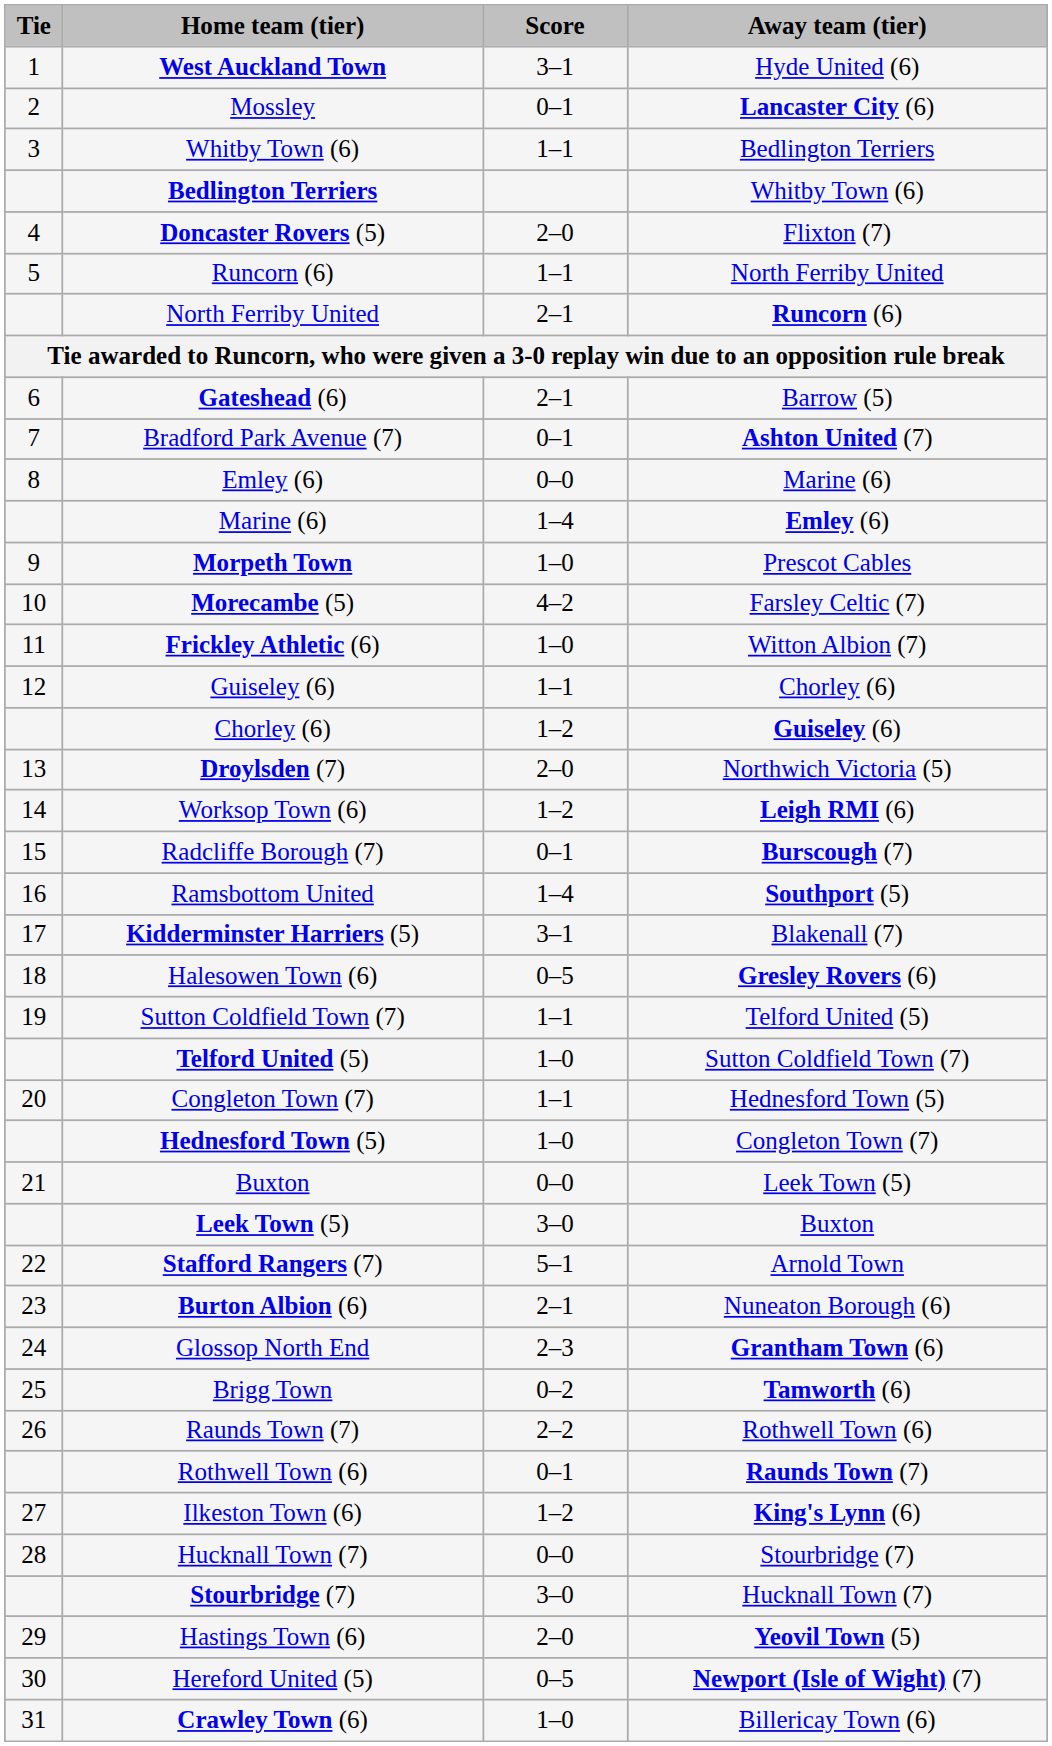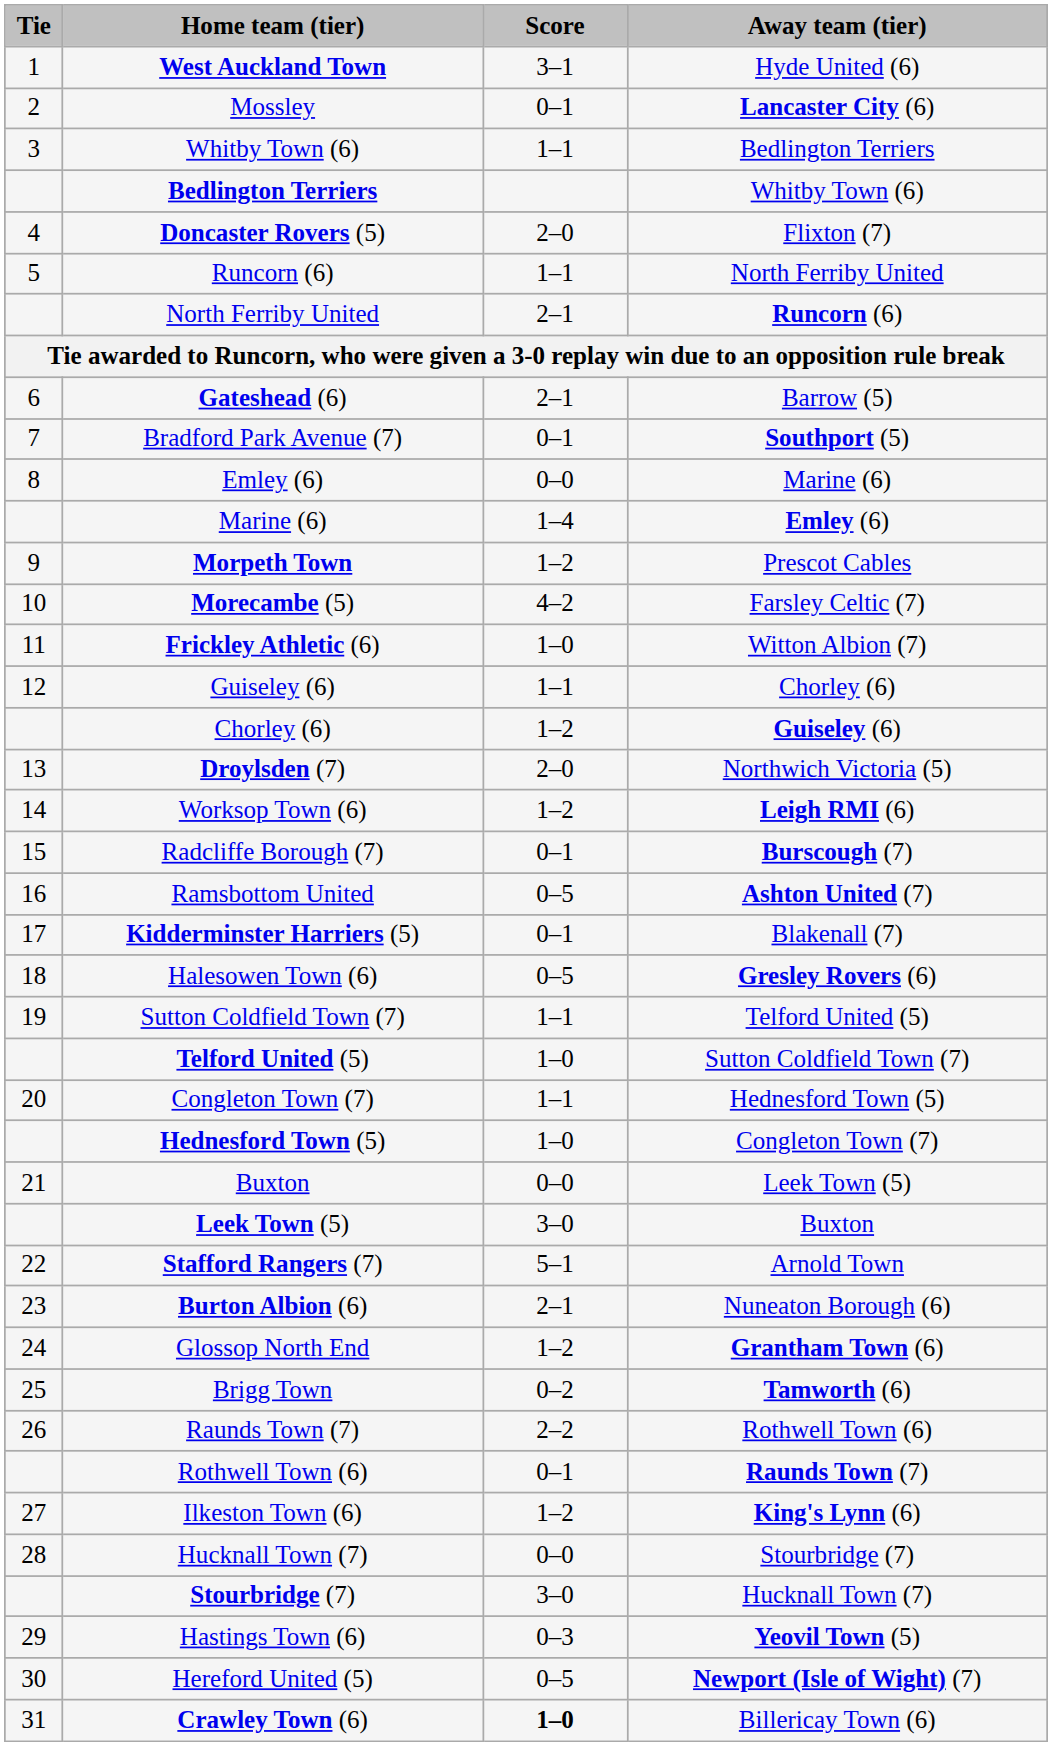(837, 438) Ashton United (7) -> (837, 438) Southport (5)
(555, 562) 1–0 -> (555, 562) 1–2
(555, 893) 1–4 -> (555, 893) 0–5
(837, 893) Southport (5) -> (837, 893) Ashton United (7)
(555, 934) 3–1 -> (555, 934) 0–1
(555, 1347) 2–3 -> (555, 1347) 1–2
(555, 1637) 2–0 -> (555, 1637) 0–3
(555, 1719) normal -> (555, 1719) bold
